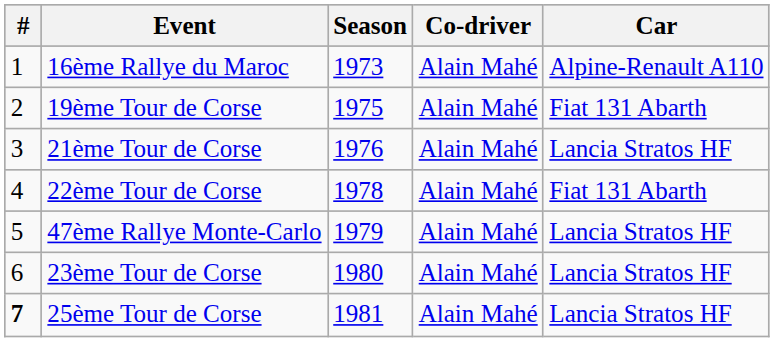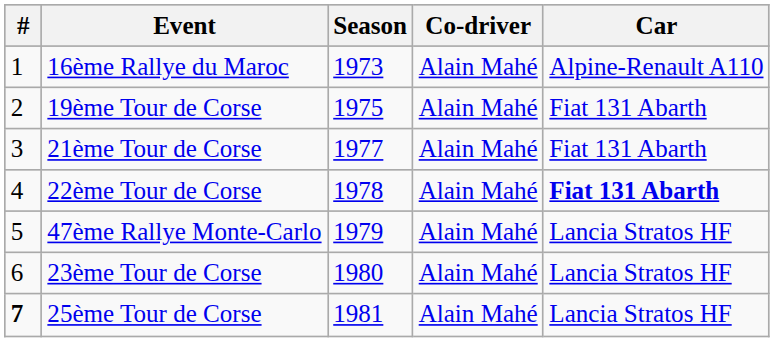(358, 149) 1976 -> (358, 149) 1977
(641, 149) Lancia Stratos HF -> (628, 149) Fiat 131 Abarth
(628, 190) normal -> (634, 190) bold
